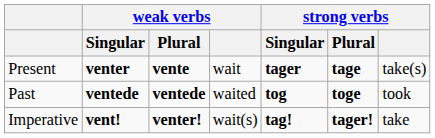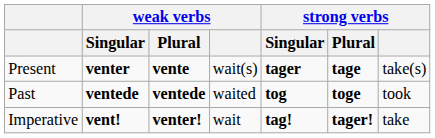(227, 68) wait -> (235, 68) wait(s)
(235, 119) wait(s) -> (227, 119) wait
